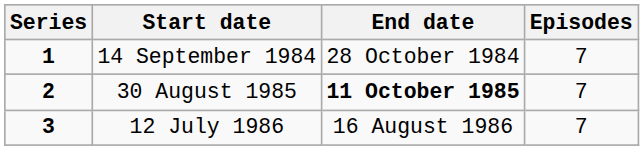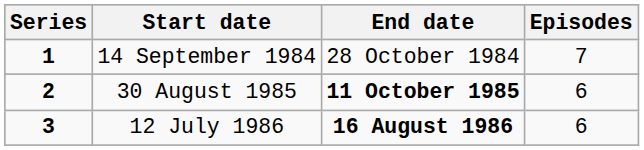(581, 92) 7 -> (581, 92) 6
(423, 127) normal -> (423, 127) bold
(581, 127) 7 -> (581, 127) 6
